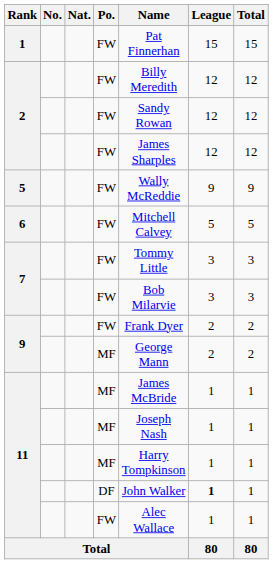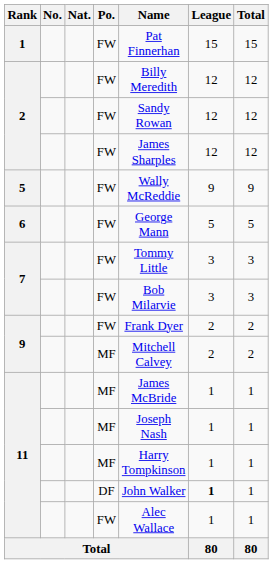(154, 224) Mitchell Calvey -> (154, 224) George Mann
(154, 354) George Mann -> (154, 354) Mitchell Calvey
